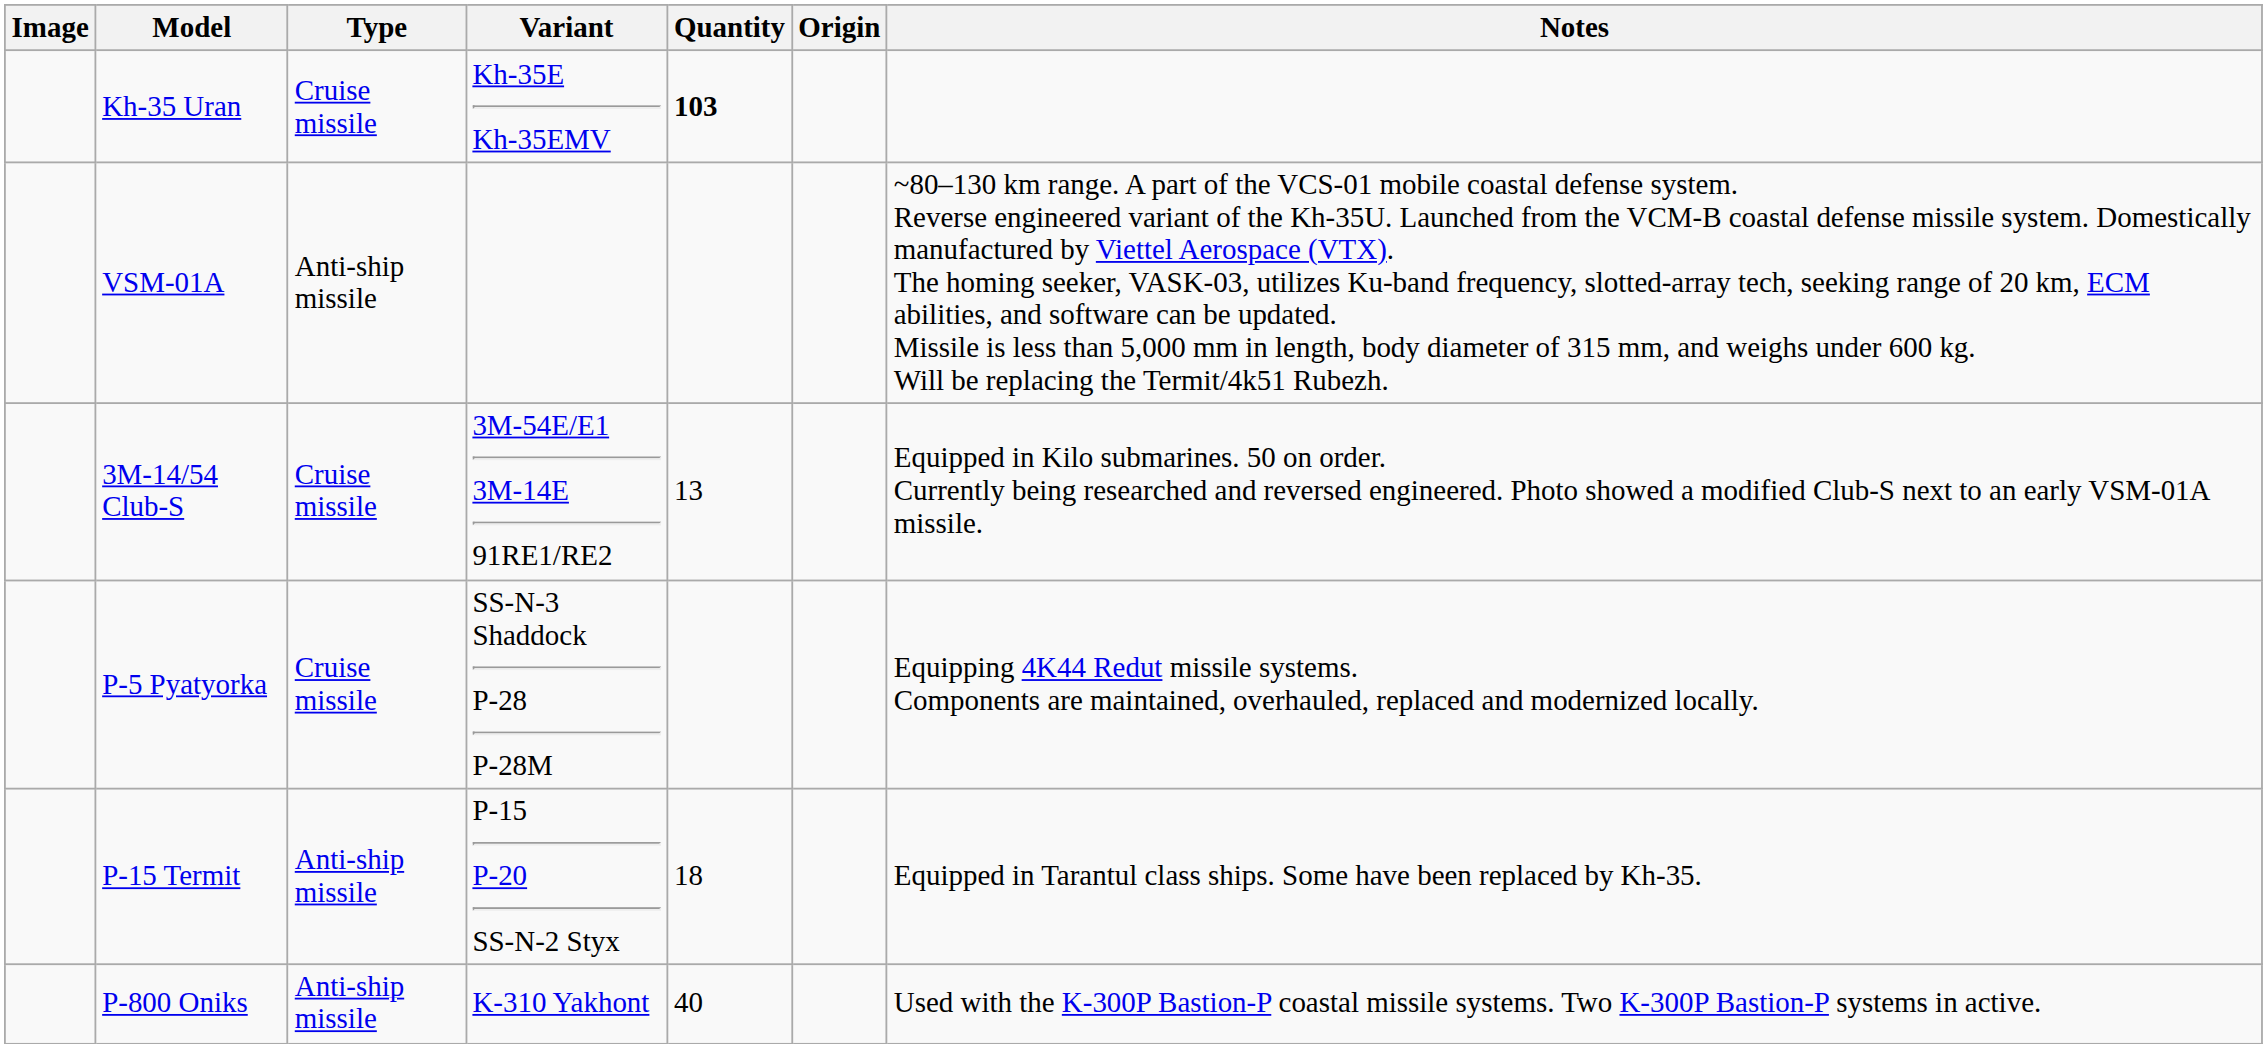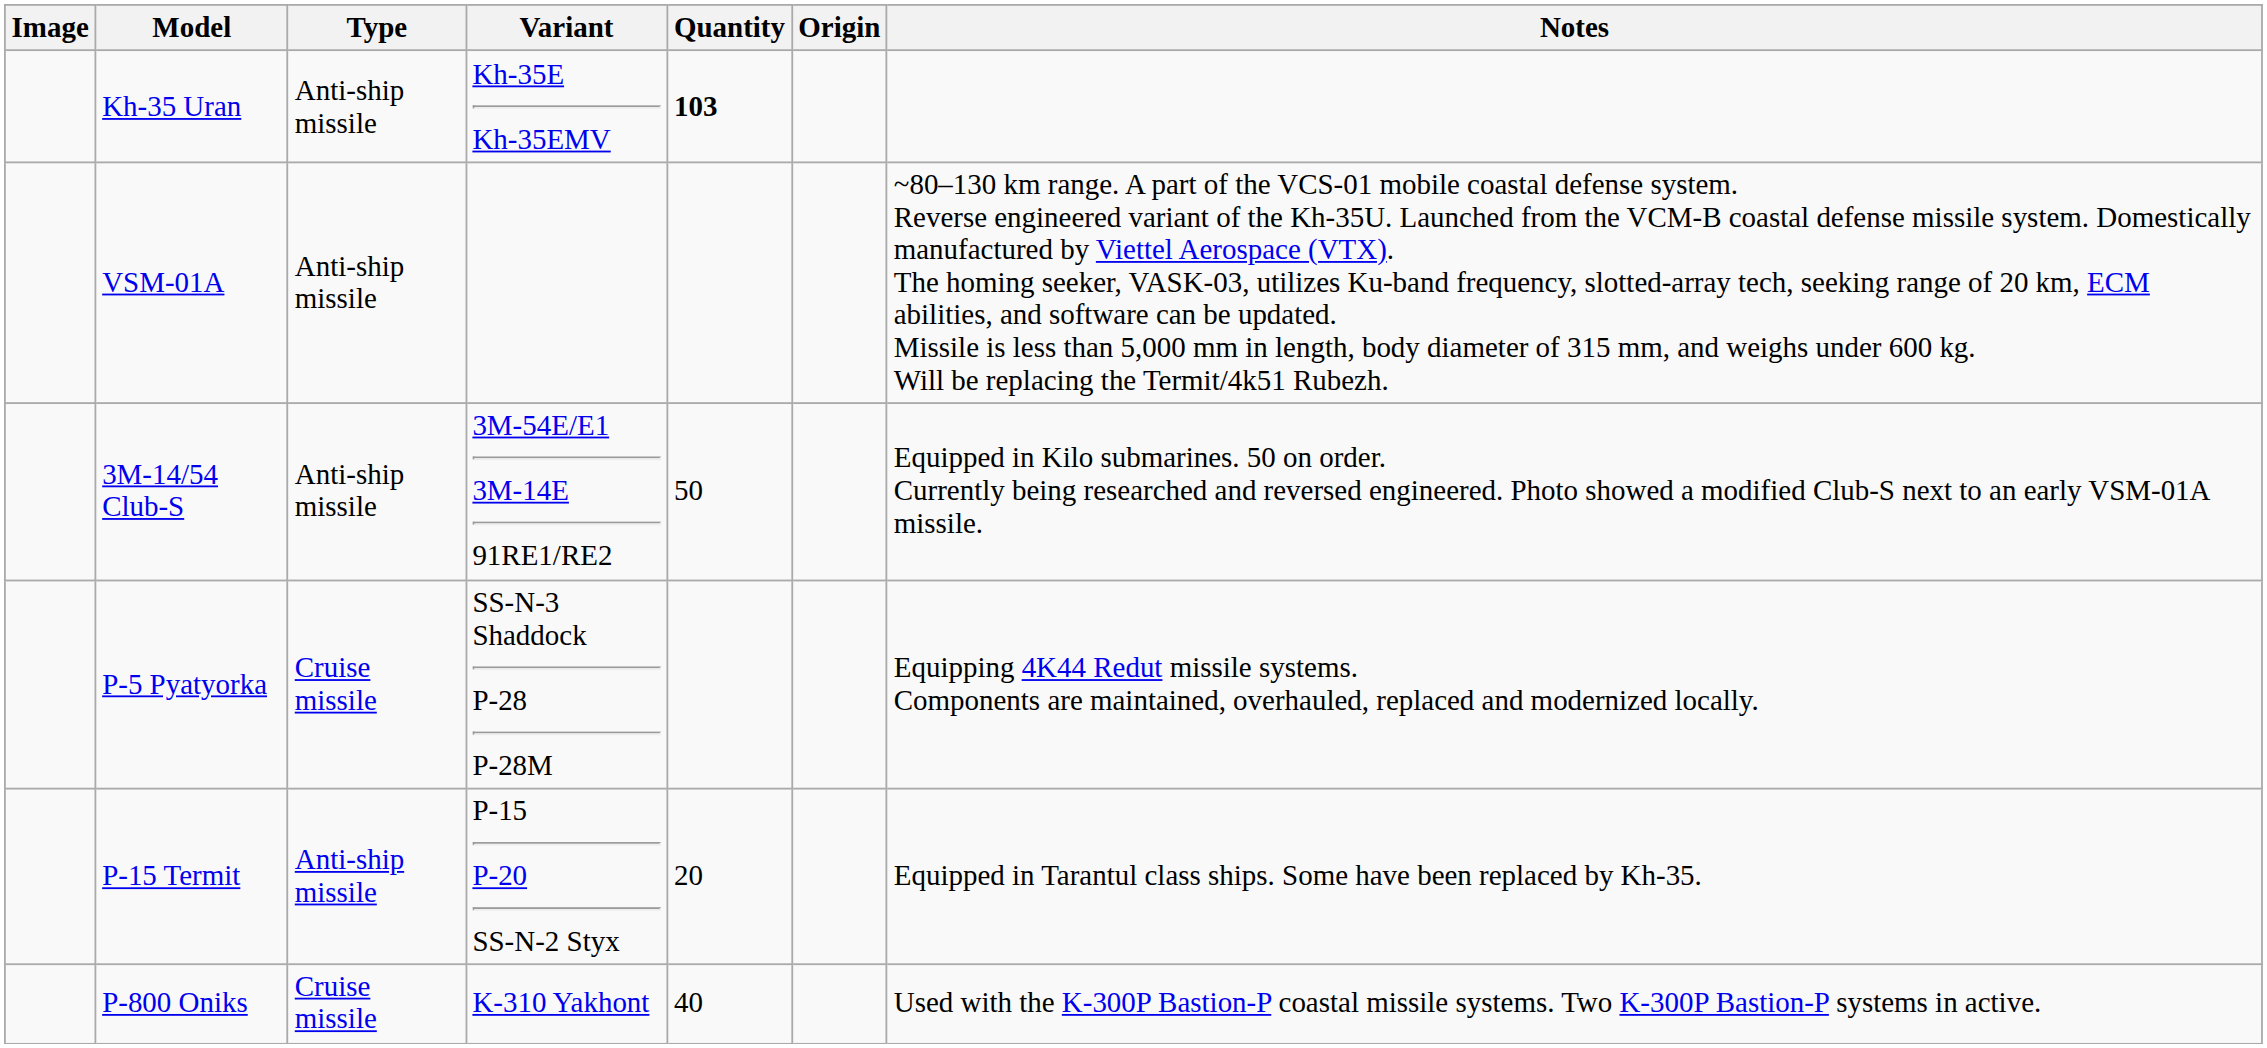(336, 105) Cruise missile -> (349, 105) Anti-ship missile
(336, 491) Cruise missile -> (349, 491) Anti-ship missile
(688, 491) 13 -> (688, 491) 50
(688, 876) 18 -> (688, 876) 20
(349, 1003) Anti-ship missile -> (336, 1003) Cruise missile
